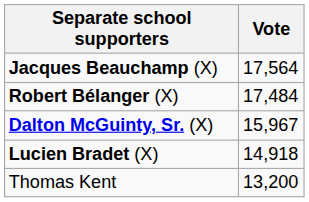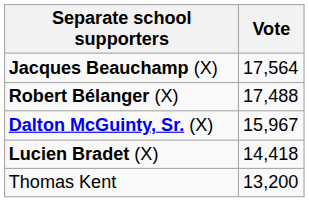(271, 96) 17,484 -> (271, 96) 17,488
(271, 153) 14,918 -> (271, 153) 14,418
